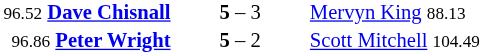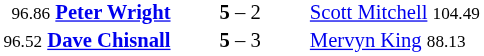rows swapped: (87, 12) <-> (91, 40)
